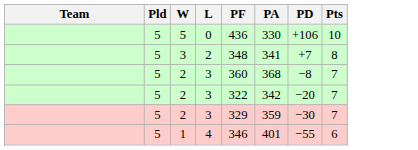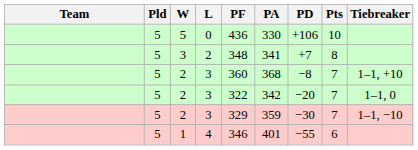+ column: (380, 14)
